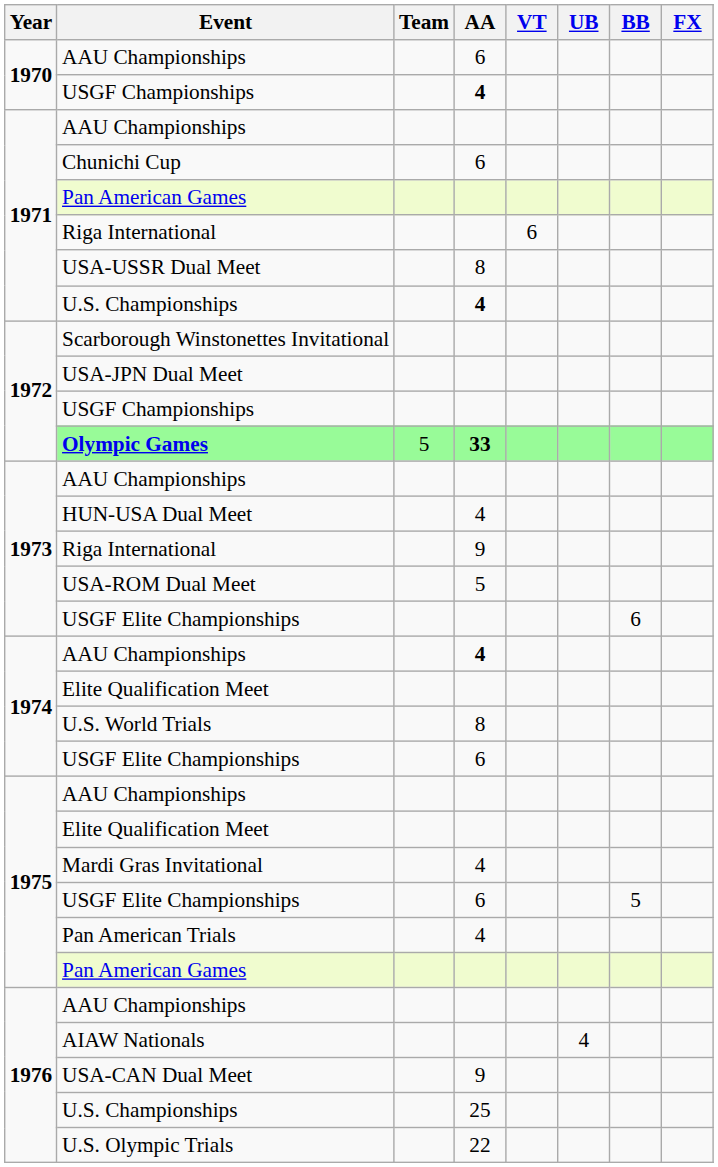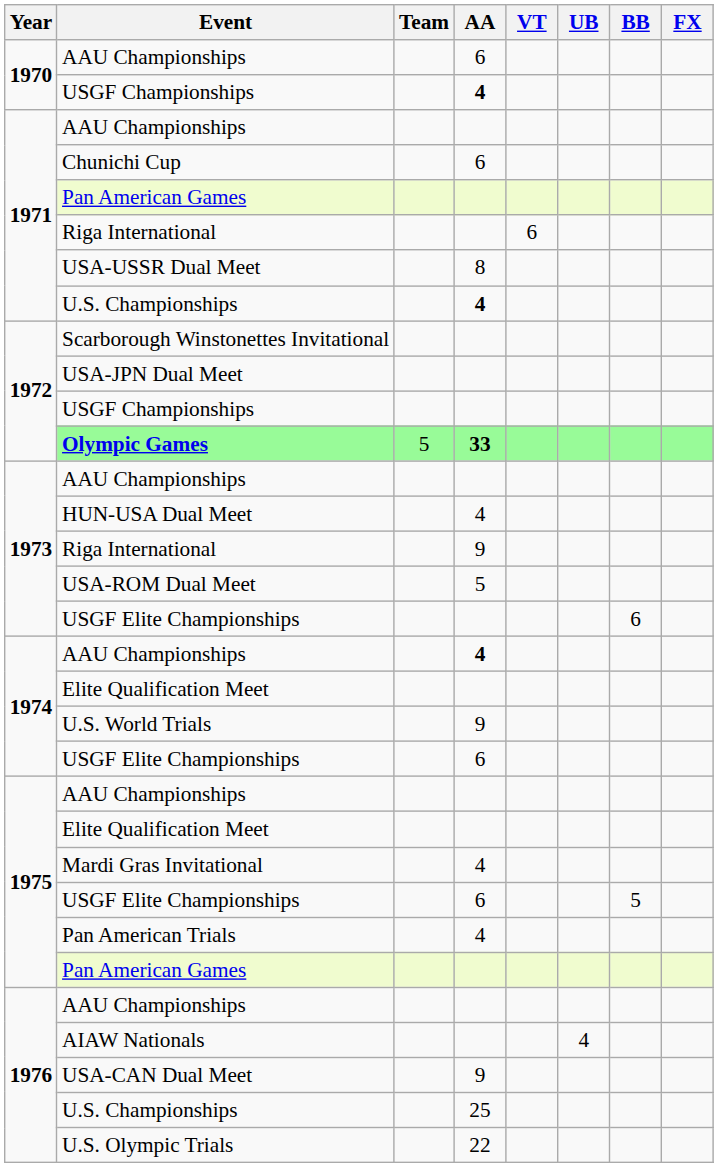(480, 723) 8 -> (480, 723) 9
